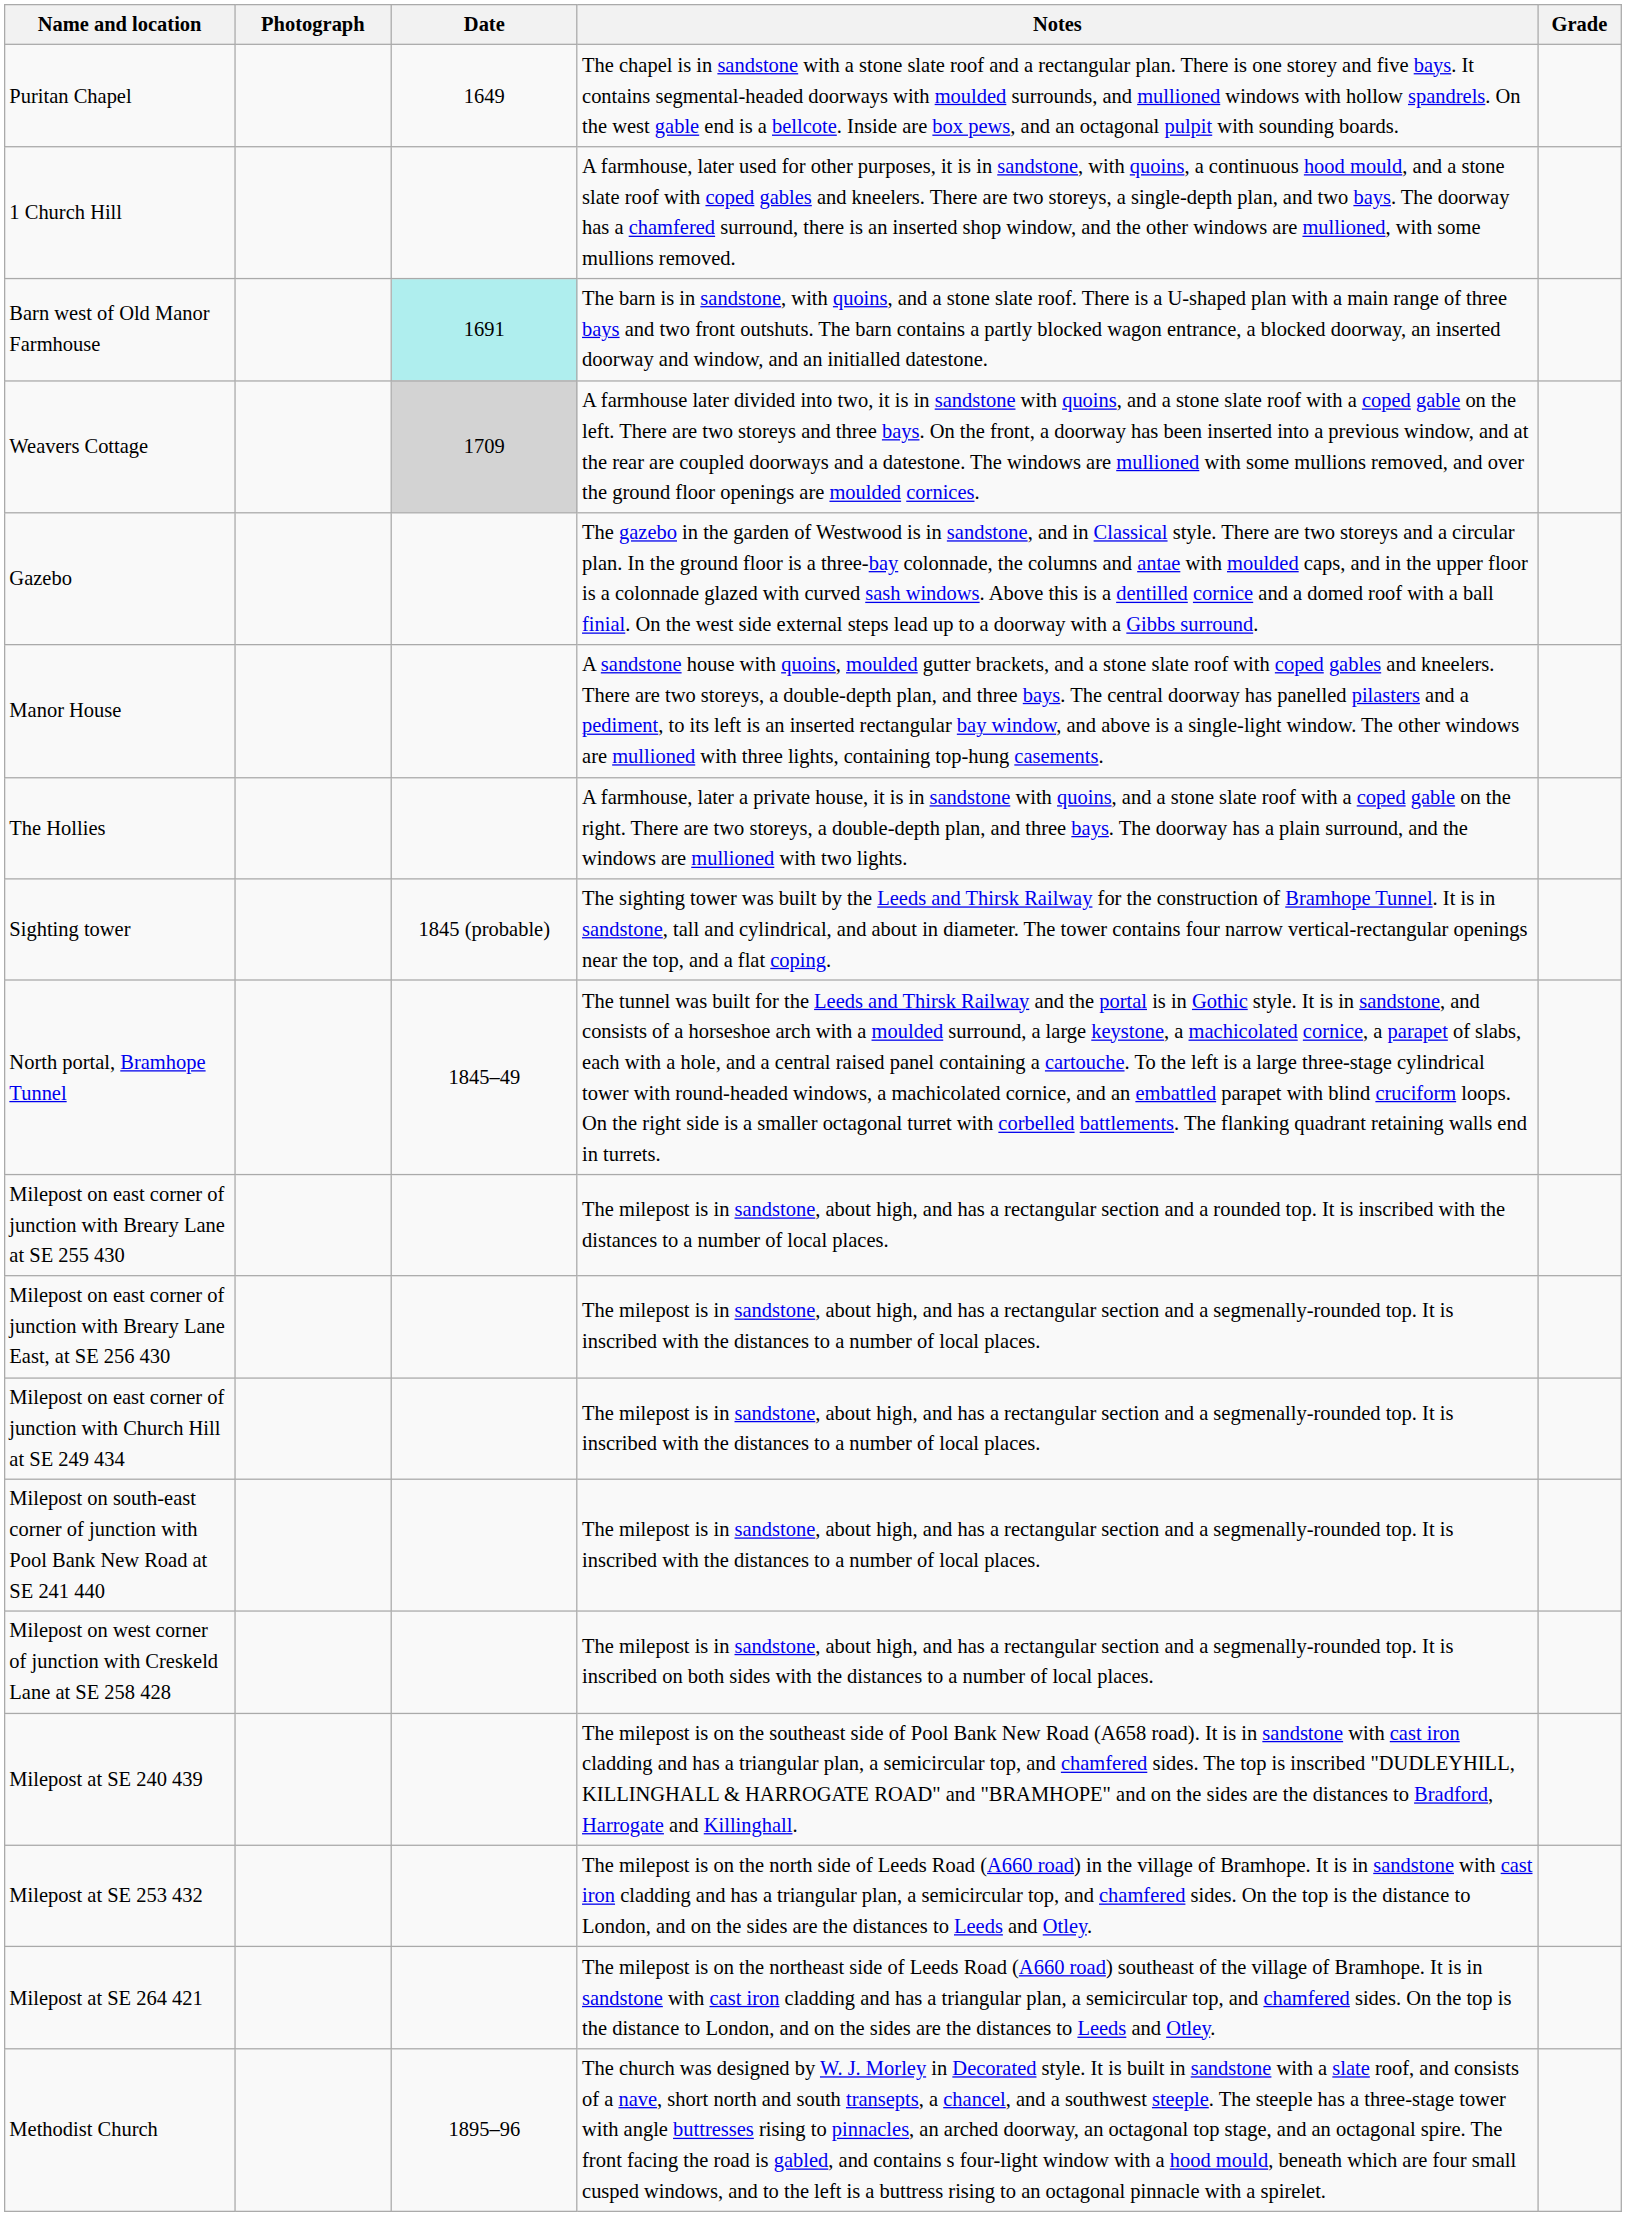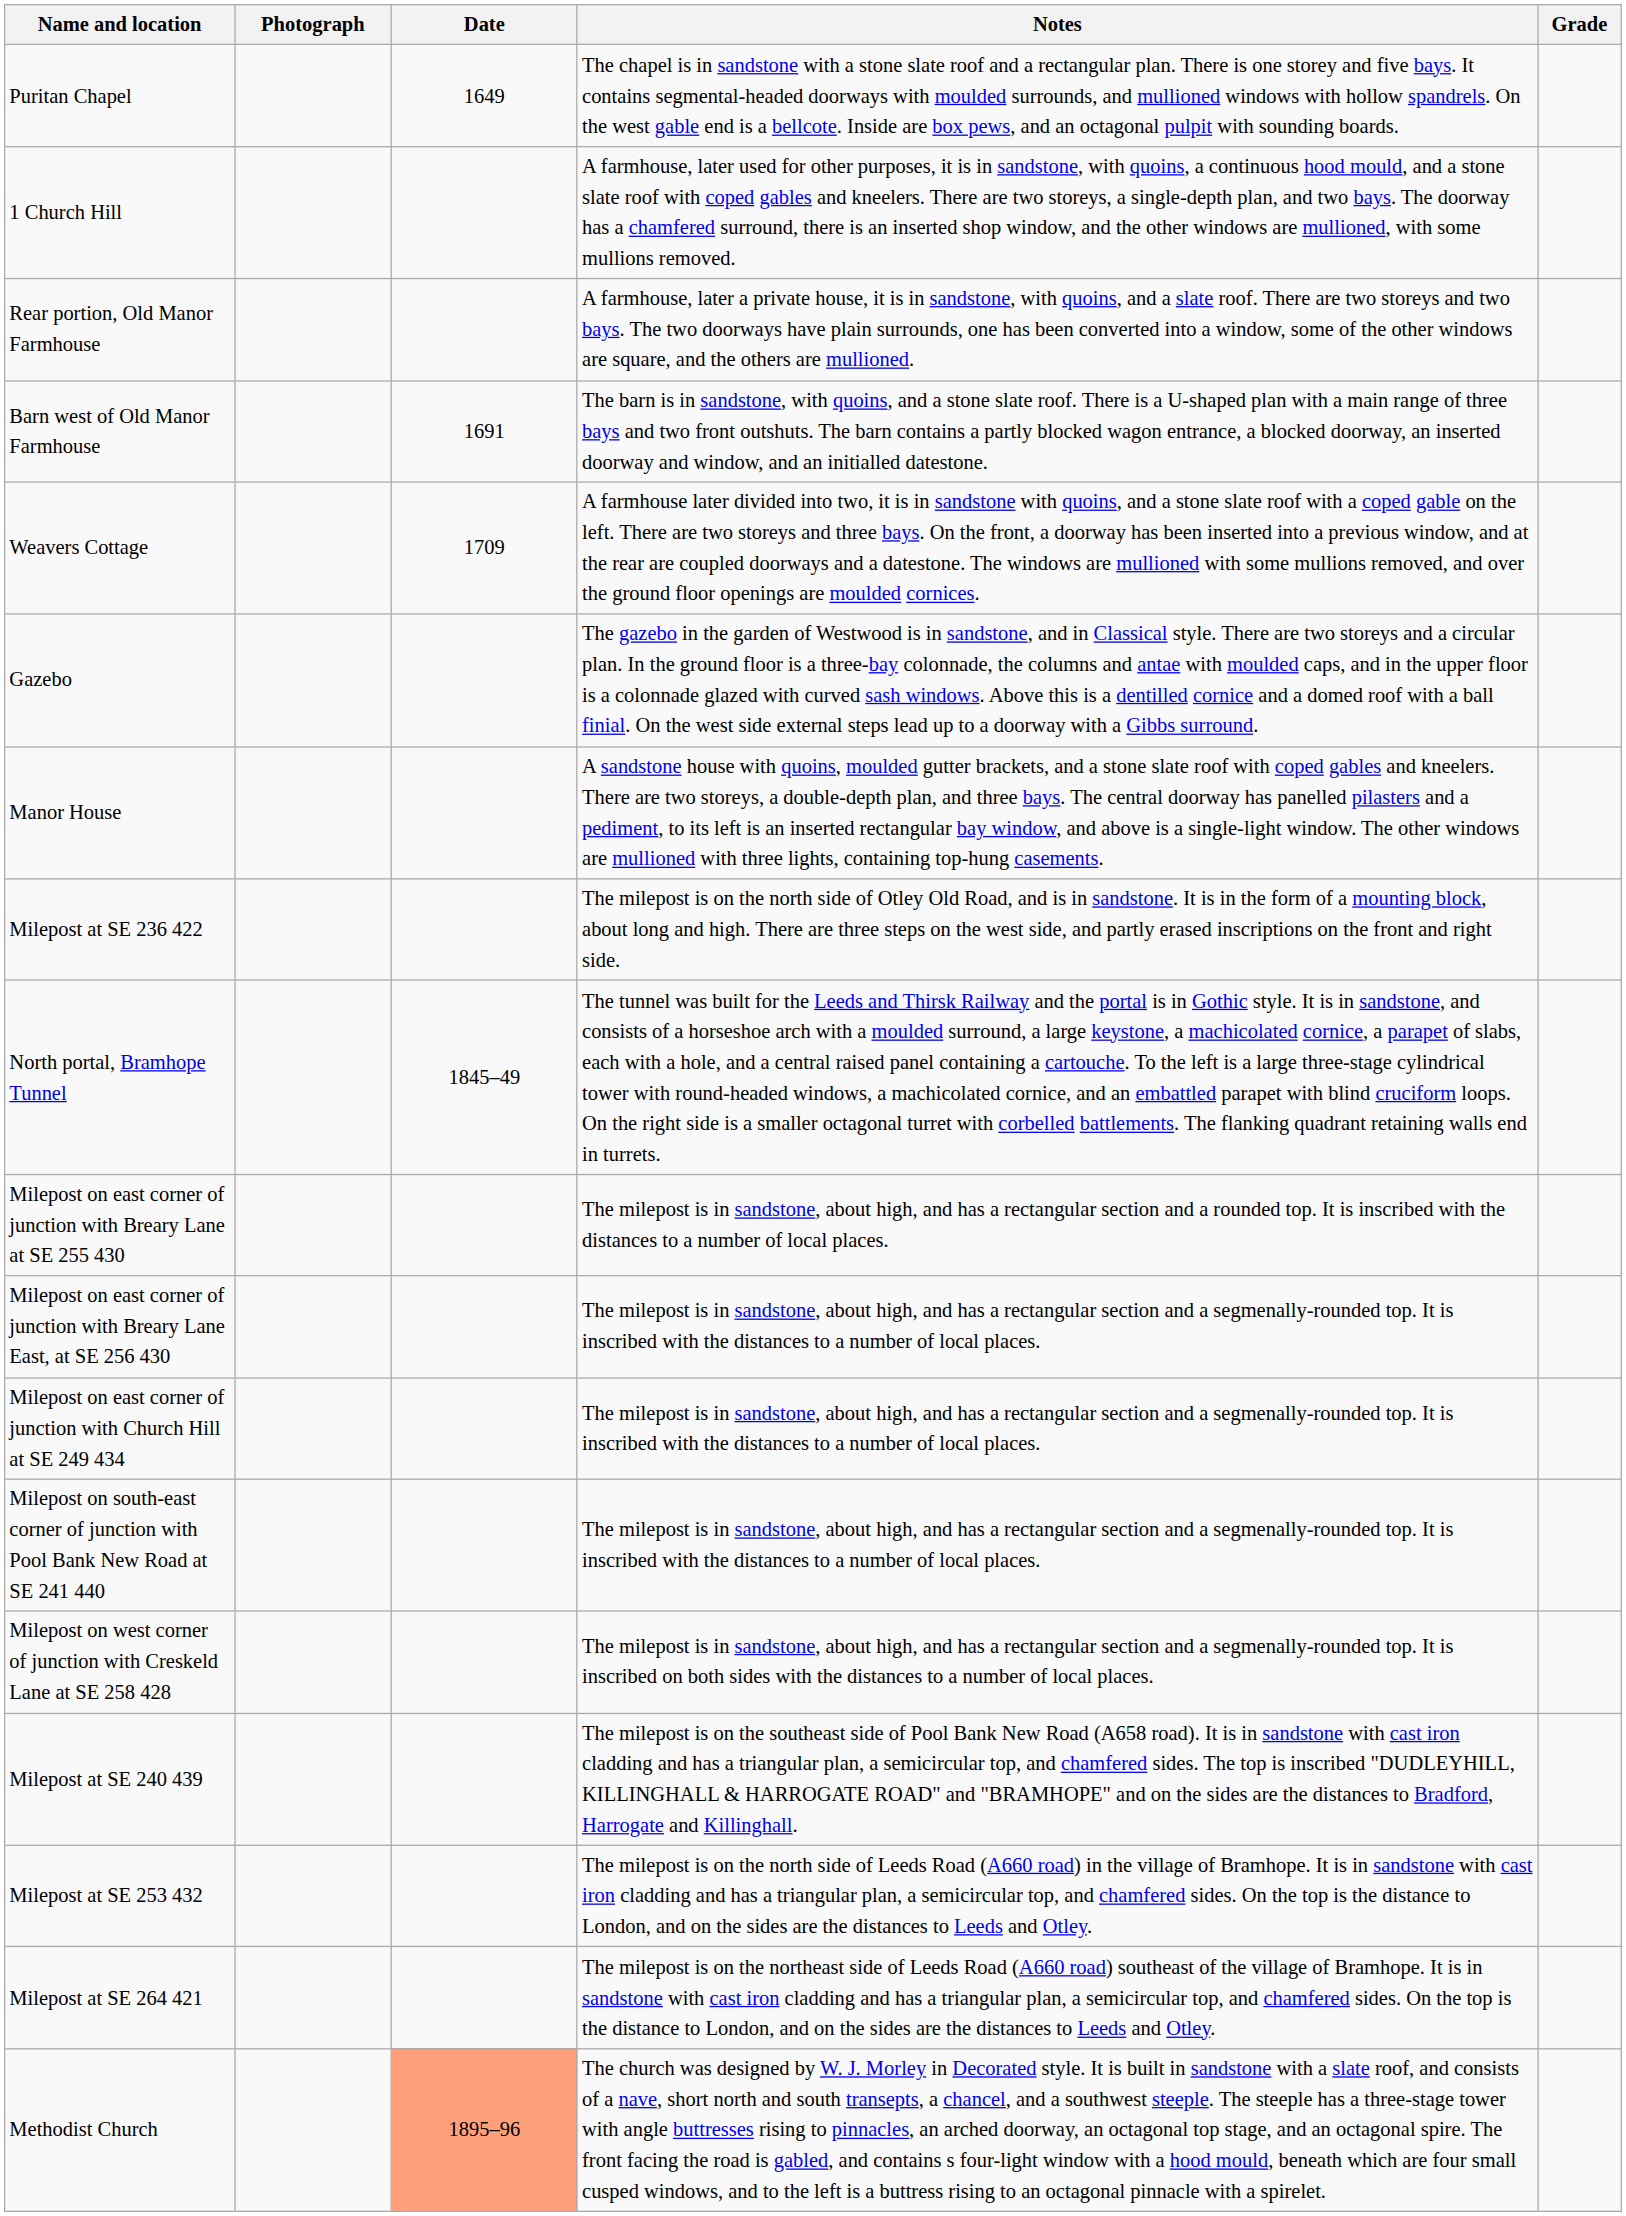+ row: (111, 329)
(484, 329) paleturquoise background -> (484, 430) no background
(484, 446) lightgrey background -> (484, 547) no background
+ row: (106, 929)
- row: (57, 827)
- row: (70, 929)
(484, 2129) no background -> (484, 2129) lightsalmon background
